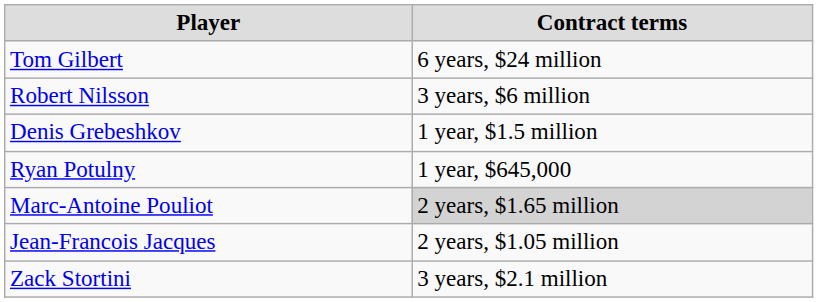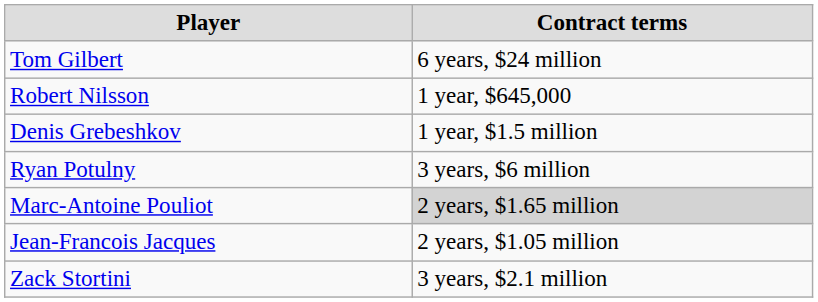(504, 95) 3 years, $6 million -> (494, 95) 1 year, $645,000
(494, 168) 1 year, $645,000 -> (504, 168) 3 years, $6 million
